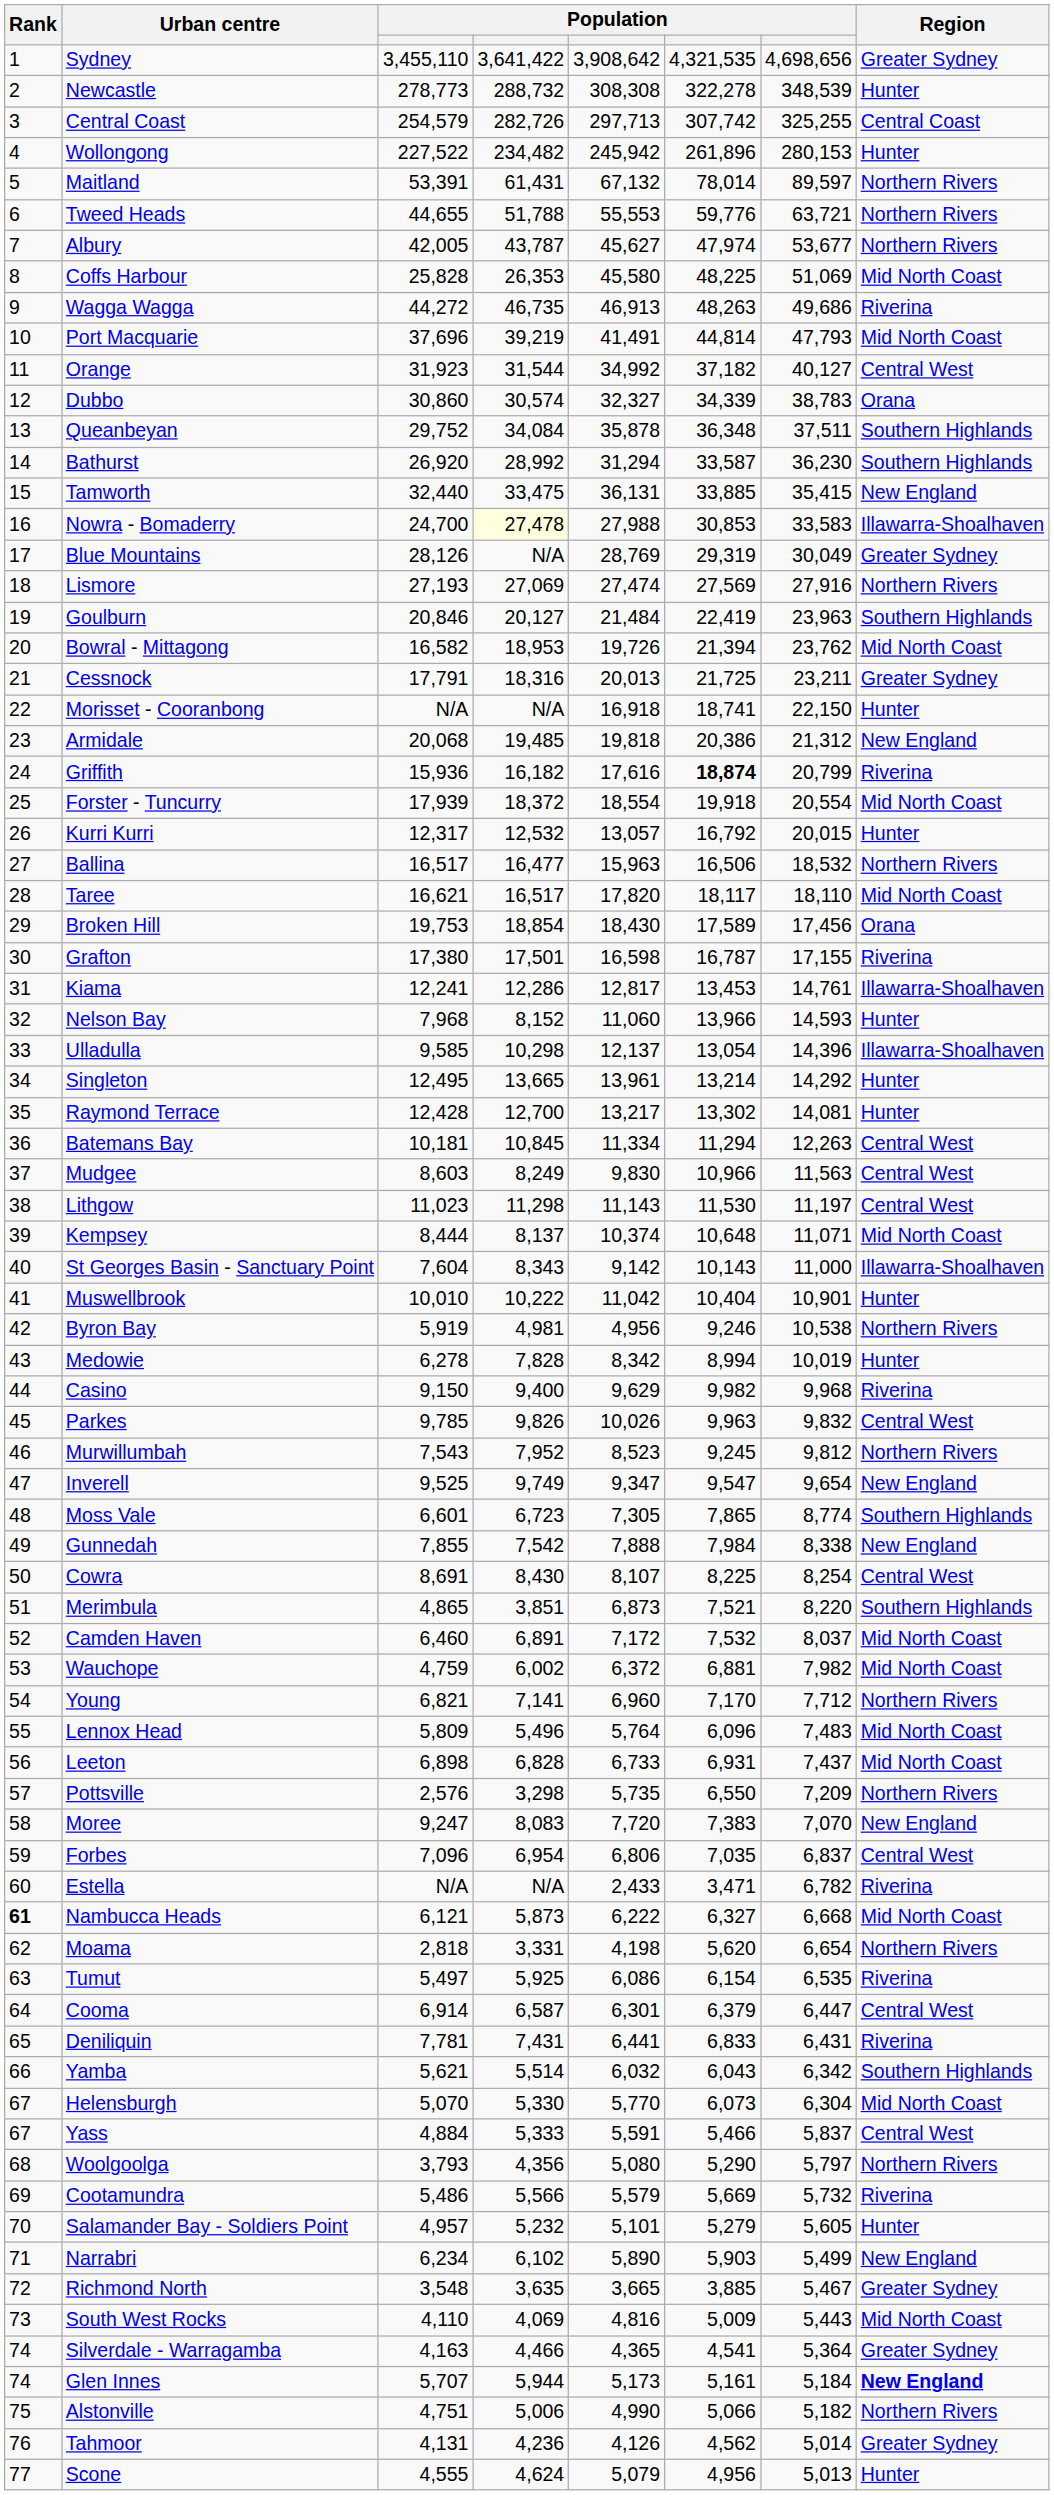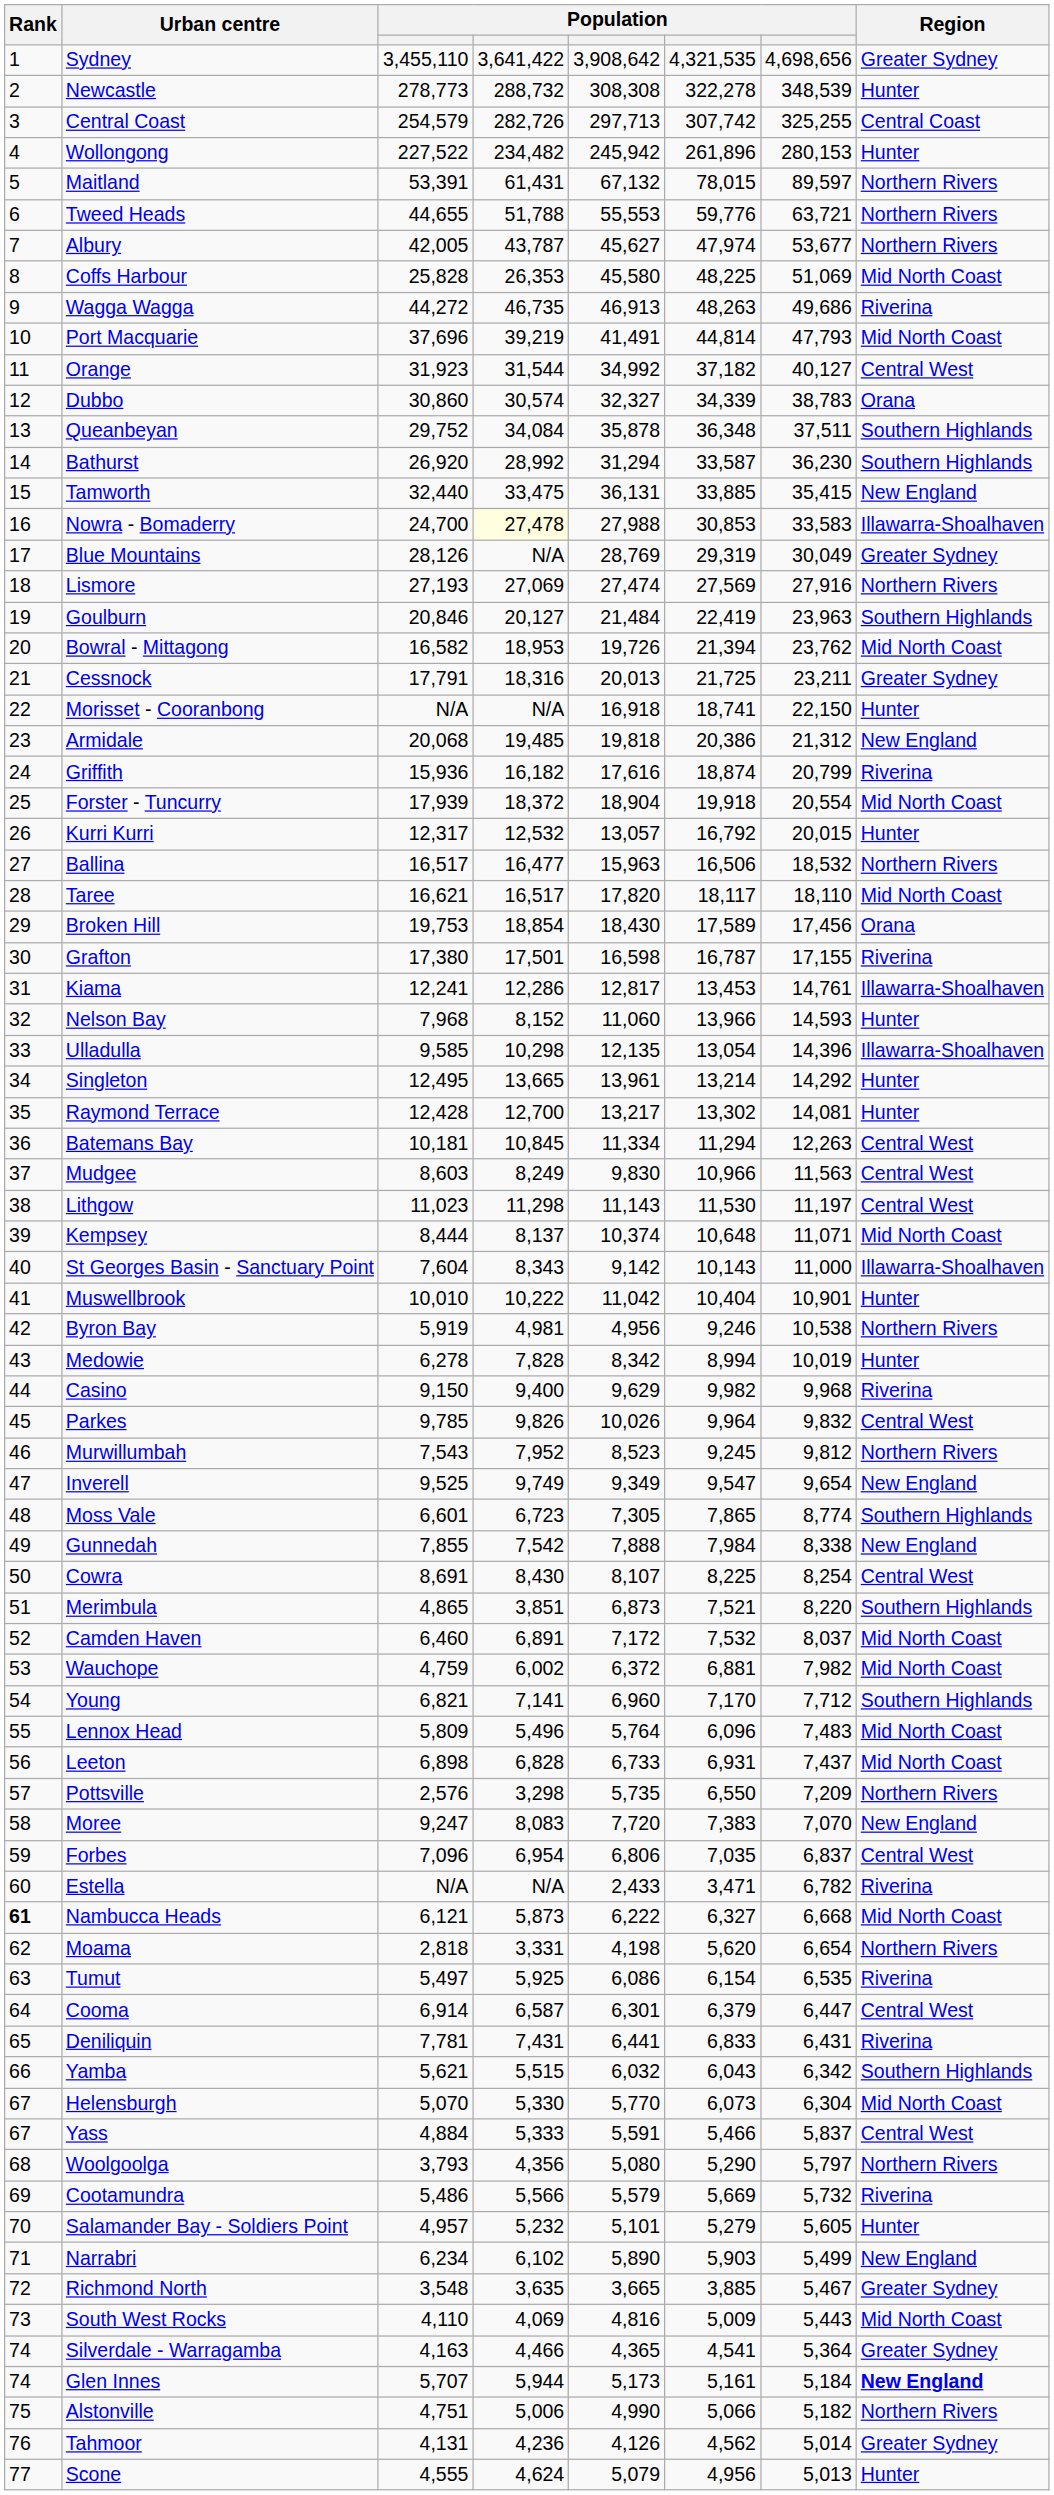(726, 183) 78,014 -> (726, 183) 78,015
(726, 771) bold -> (726, 771) normal
(630, 802) 18,554 -> (630, 802) 18,904
(630, 1050) 12,137 -> (630, 1050) 12,135
(731, 1422) 9,963 -> (731, 1422) 9,964
(636, 1483) 9,347 -> (636, 1483) 9,349
(929, 1700) Northern Rivers -> (946, 1700) Southern Highlands
(540, 2072) 5,514 -> (540, 2072) 5,515
